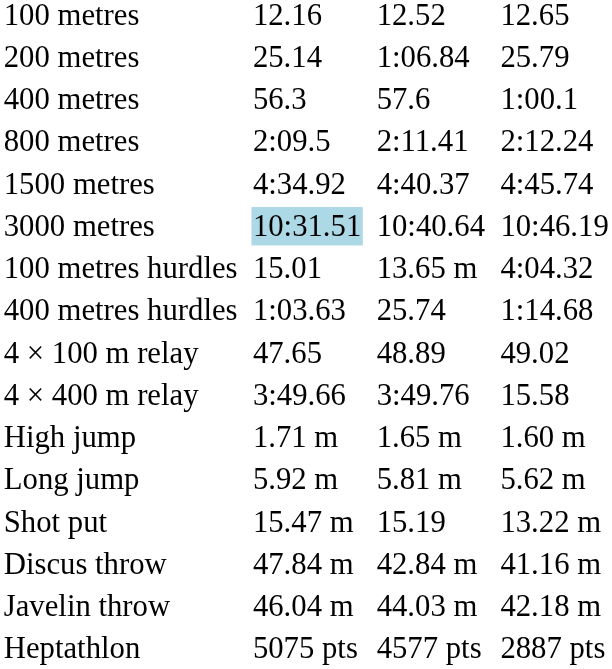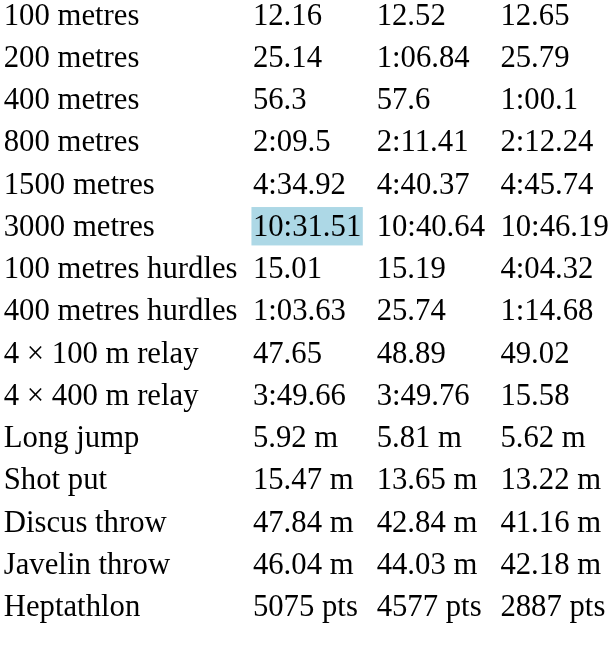(427, 268) 13.65 m -> (411, 268) 15.19
- row: (70, 436)
(411, 521) 15.19 -> (427, 479) 13.65 m
